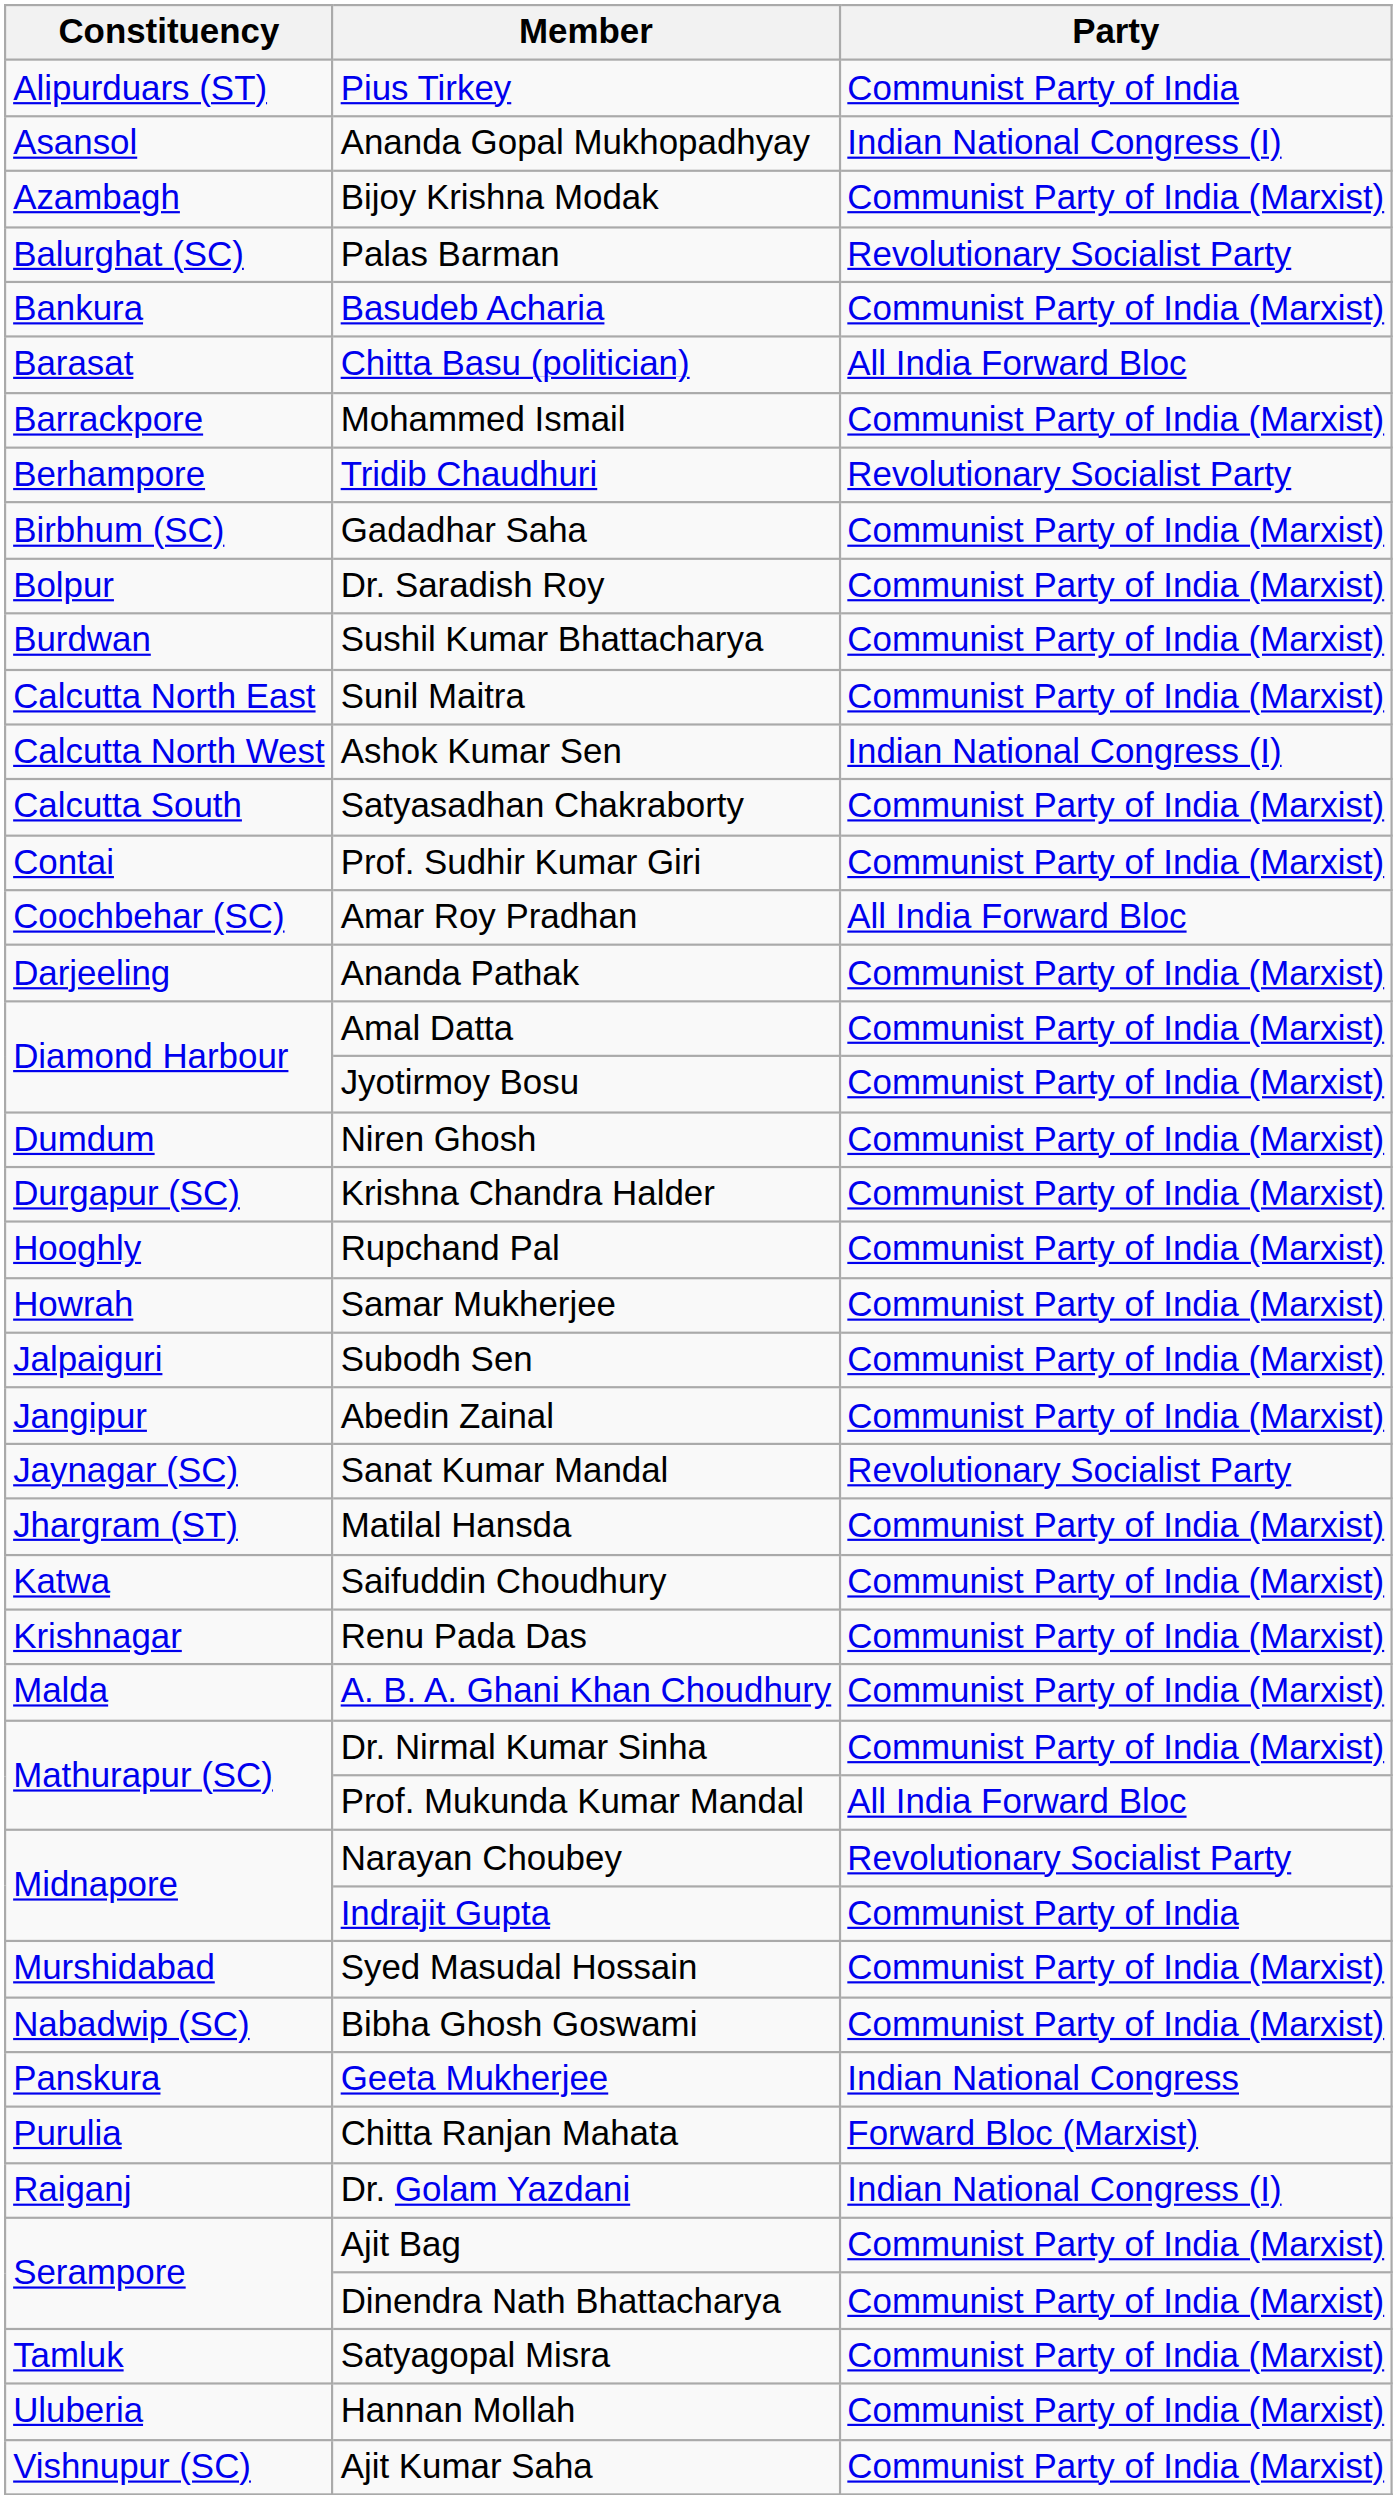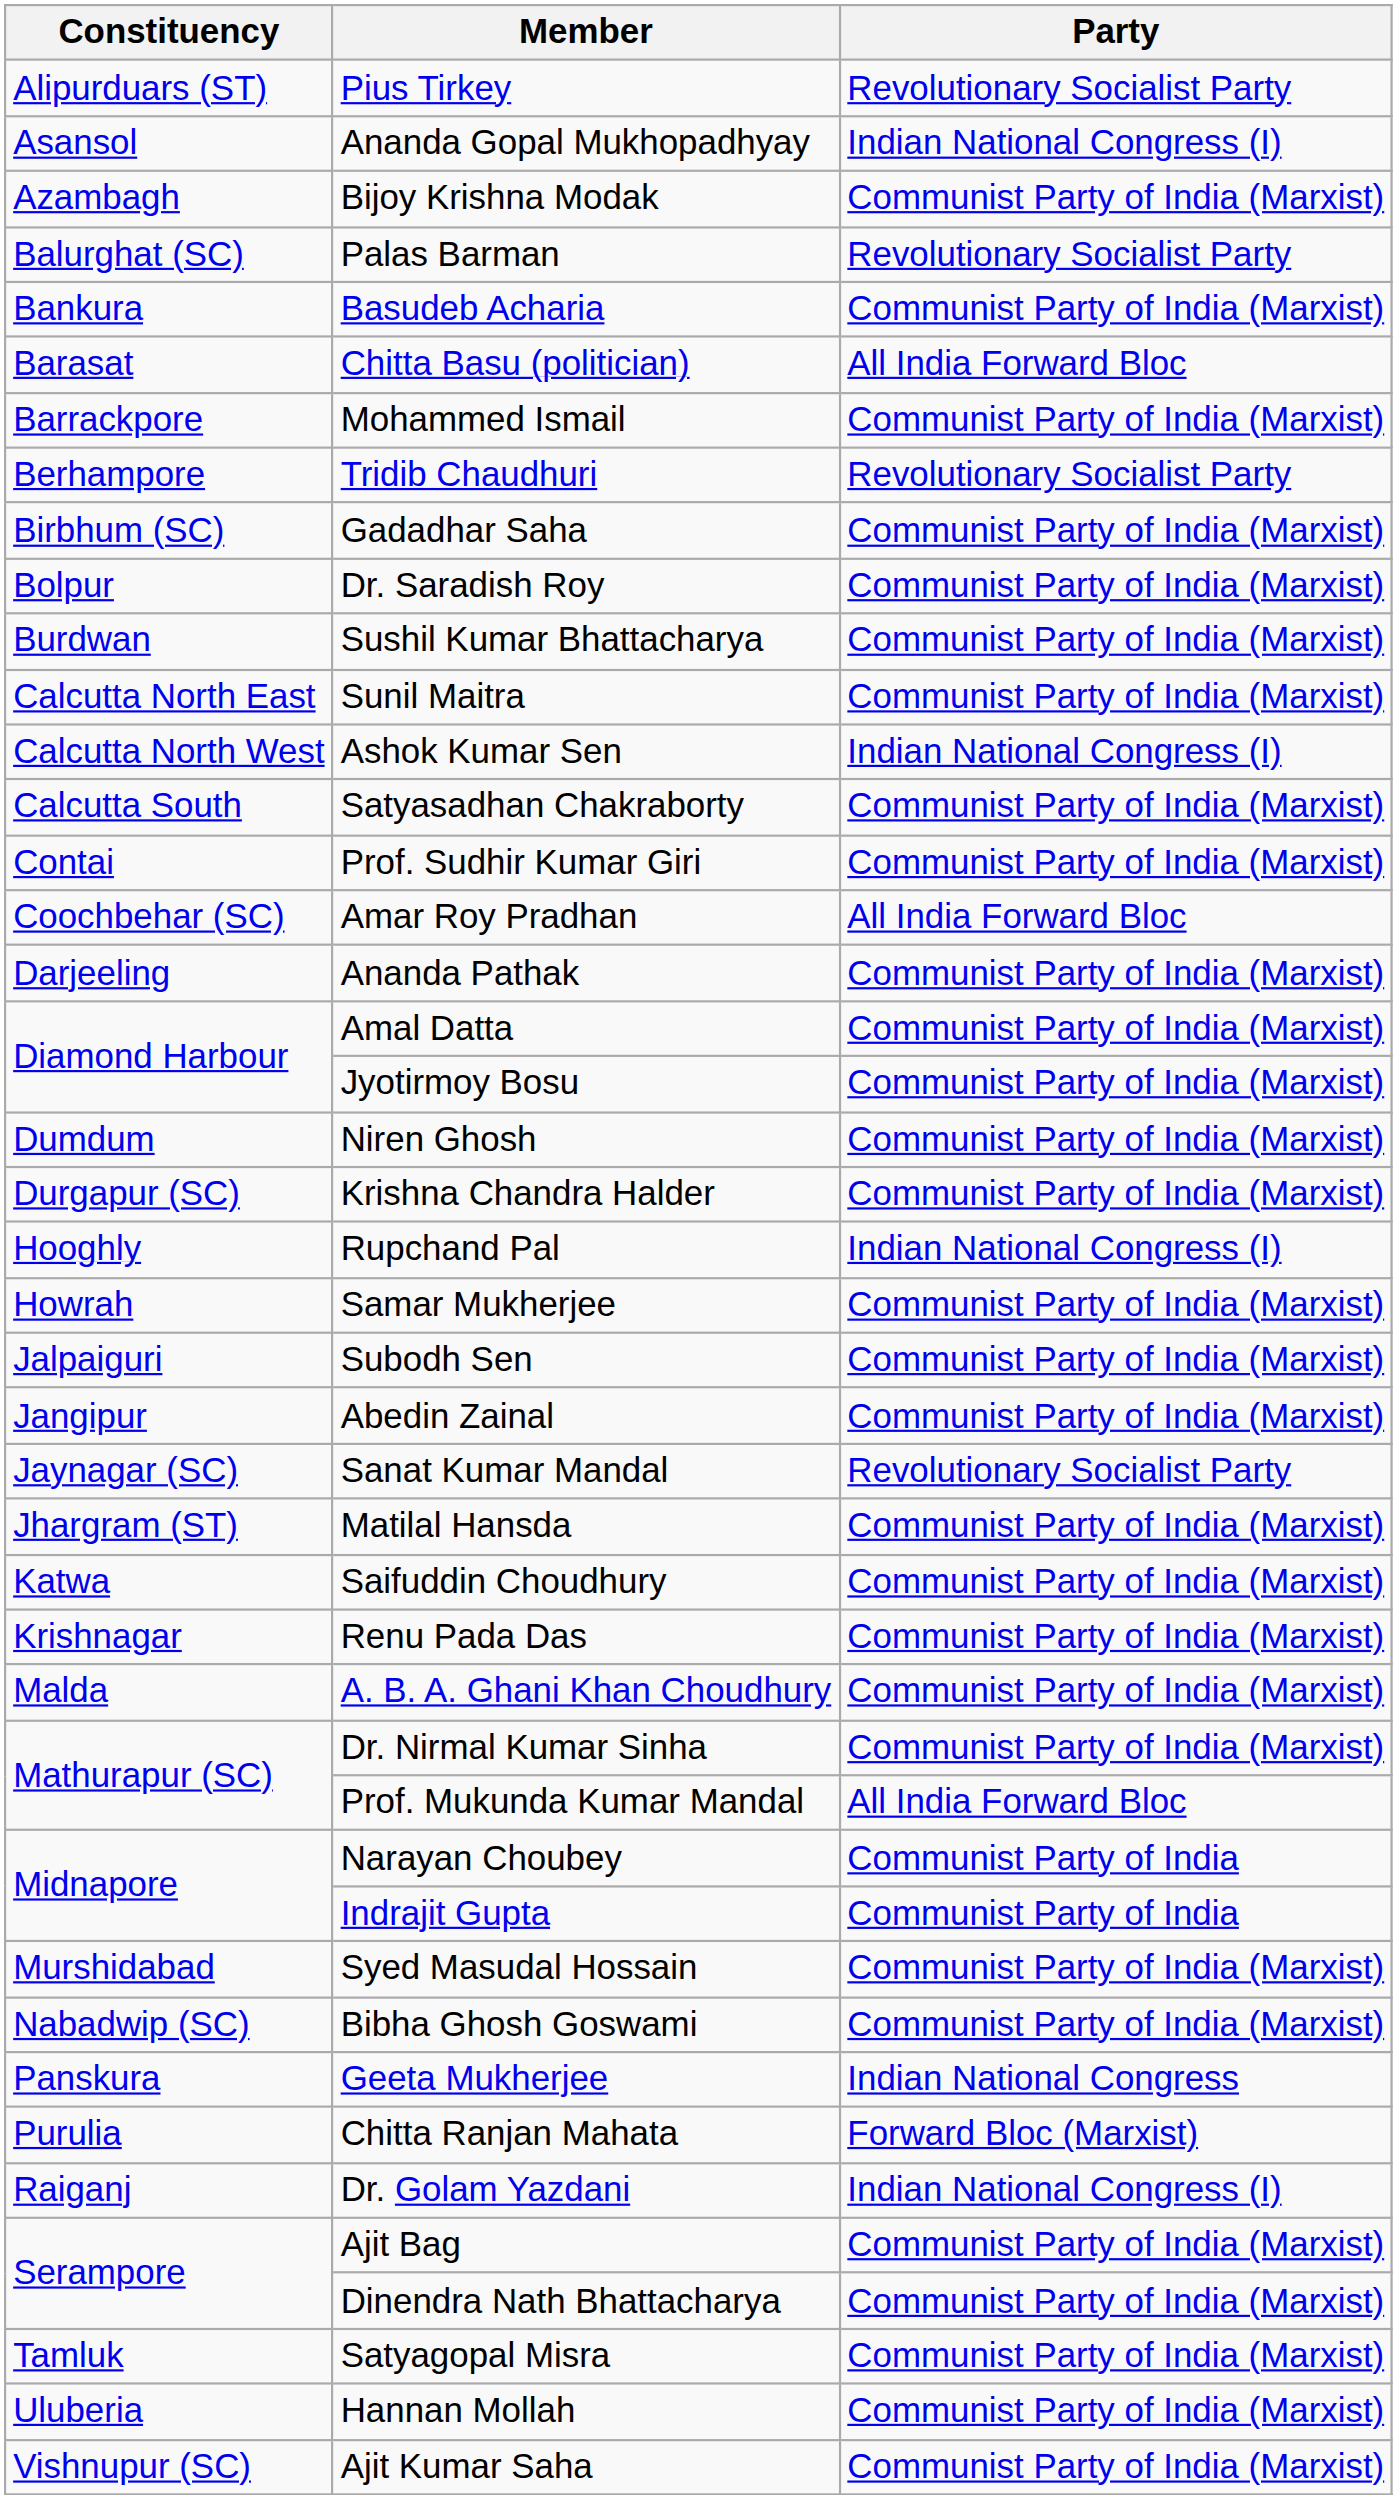(1043, 87) Communist Party of India -> (1069, 87) Revolutionary Socialist Party
(1116, 1249) Communist Party of India (Marxist) -> (1064, 1249) Indian National Congress (I)
(1069, 1857) Revolutionary Socialist Party -> (1043, 1857) Communist Party of India
